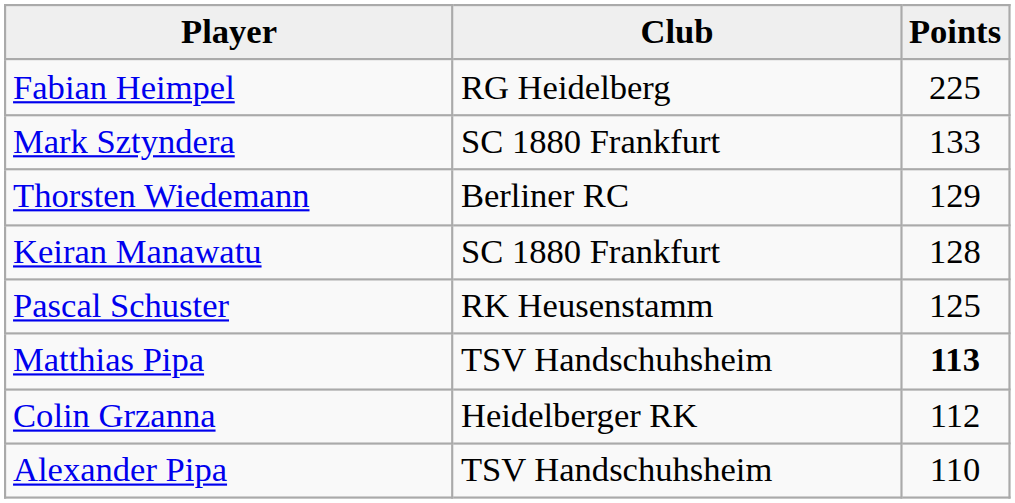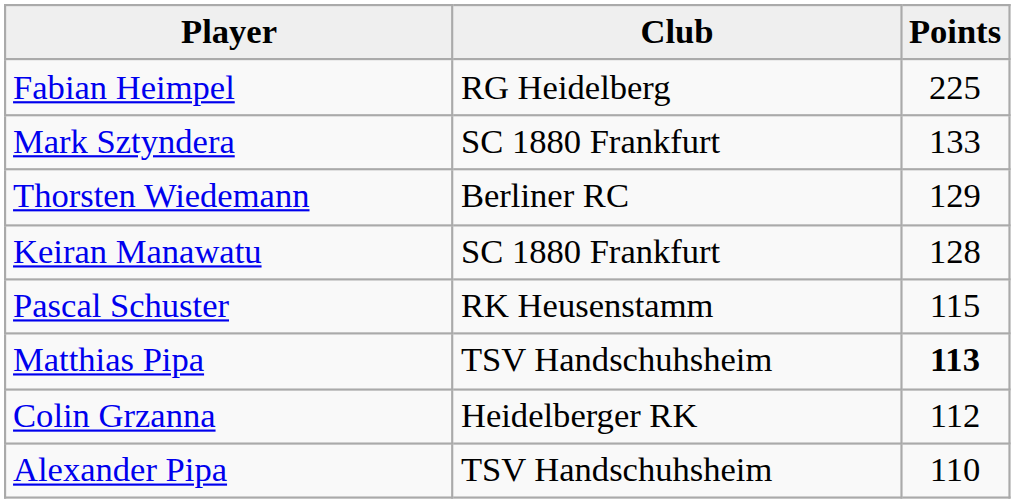(955, 305) 125 -> (955, 305) 115
